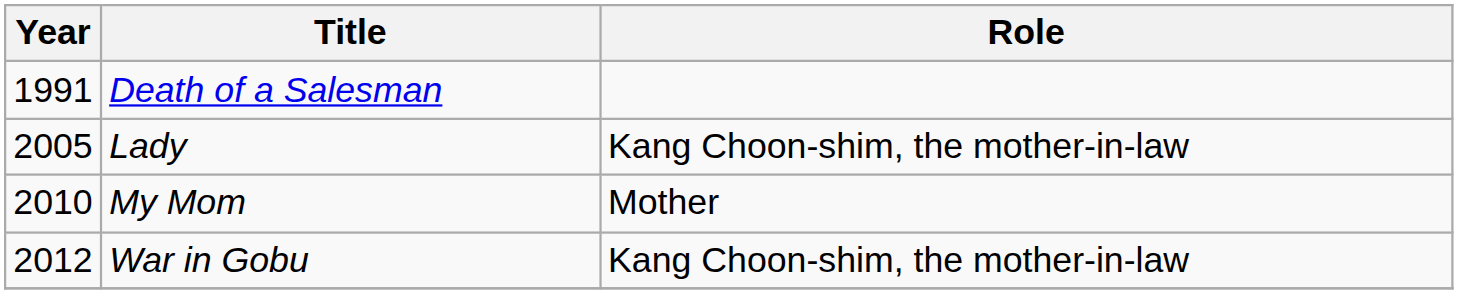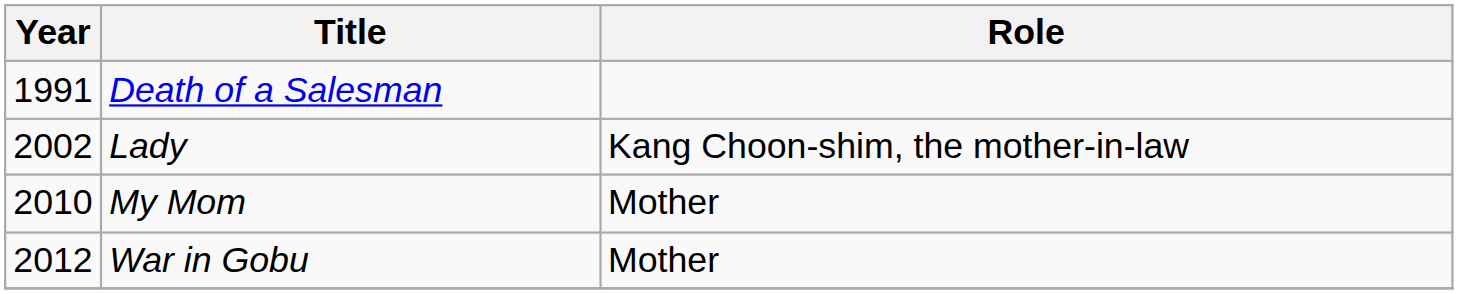(53, 145) 2005 -> (53, 145) 2002
(899, 259) Kang Choon-shim, the mother-in-law -> (664, 259) Mother
